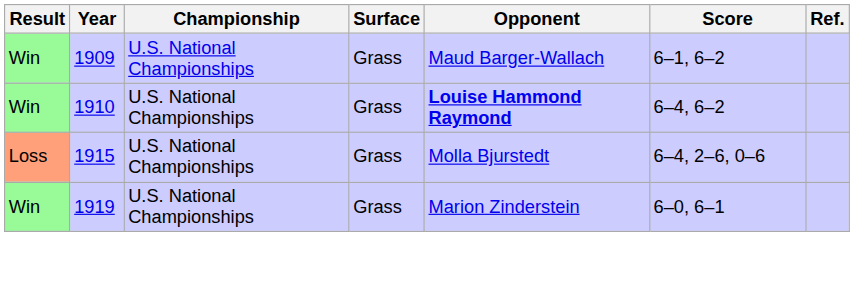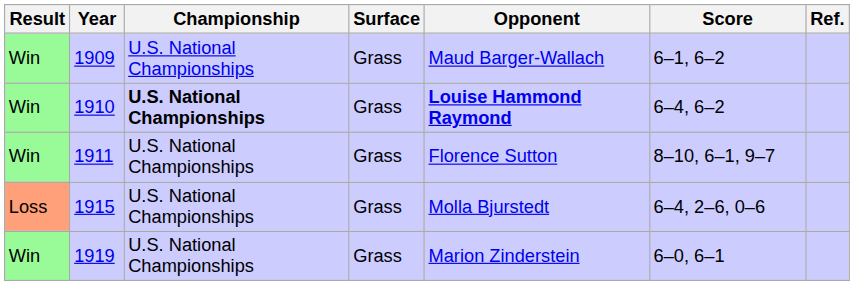(191, 107) normal -> (197, 107) bold
+ row: (94, 157)
